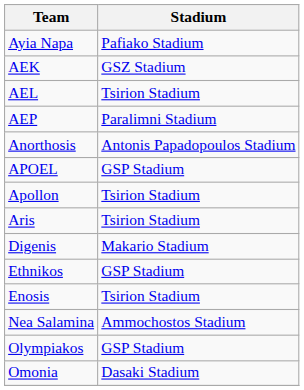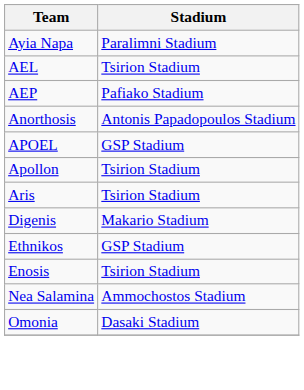(152, 43) Pafiako Stadium -> (159, 43) Paralimni Stadium
- row: (24, 68)
(159, 119) Paralimni Stadium -> (152, 93) Pafiako Stadium
- row: (46, 347)
